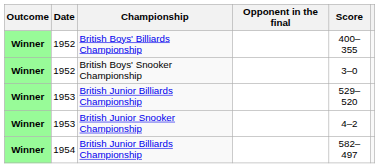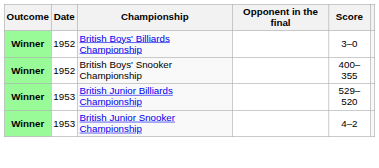(349, 44) 400–355 -> (349, 44) 3–0
(349, 70) 3–0 -> (349, 70) 400–355
- row: (64, 150)
